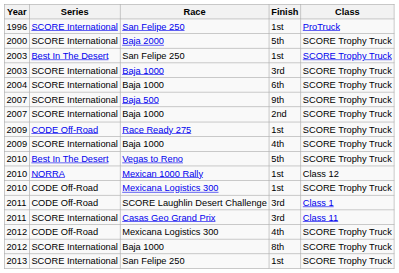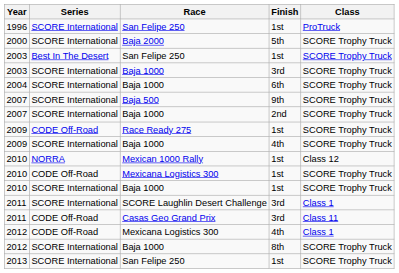- row: (17, 159)
+ row: (17, 188)
(65, 203) CODE Off-Road -> (75, 203) SCORE International
(75, 217) SCORE International -> (65, 217) CODE Off-Road
(347, 232) SCORE Trophy Truck -> (318, 232) Class 1
